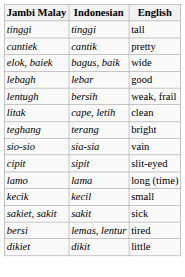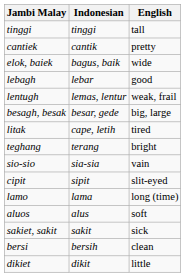(84, 96) bersih -> (99, 96) lemas, lentur
+ row: (36, 113)
(142, 113) clean -> (141, 130) tired
- row: (18, 197)
+ row: (18, 213)
(99, 230) lemas, lentur -> (84, 247) bersih
(141, 230) tired -> (142, 247) clean
